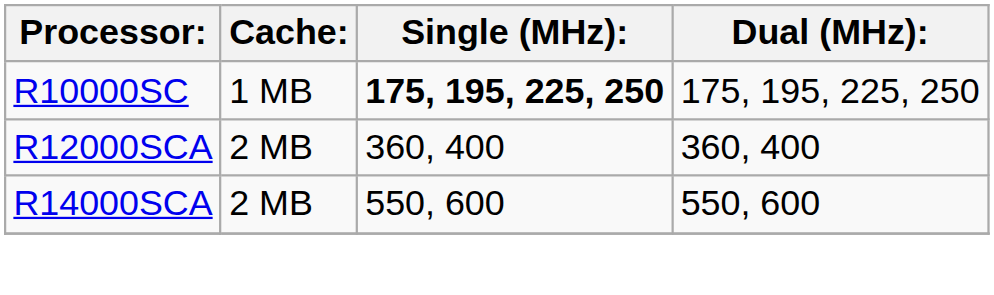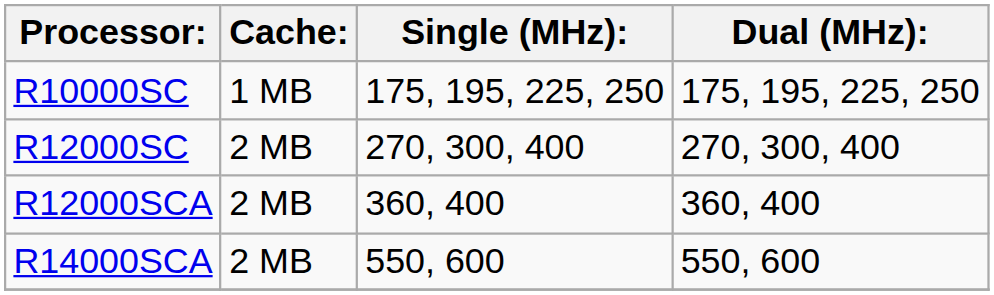(515, 89) bold -> (515, 89) normal
+ row: (101, 146)
